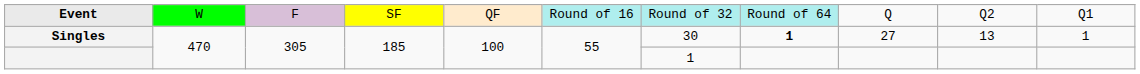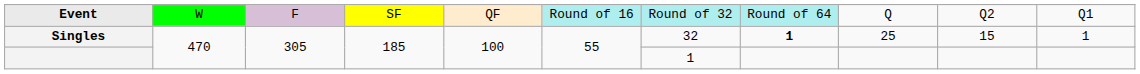(690, 36) 30 -> (690, 36) 32
(888, 36) 27 -> (888, 36) 25
(987, 36) 13 -> (987, 36) 15
